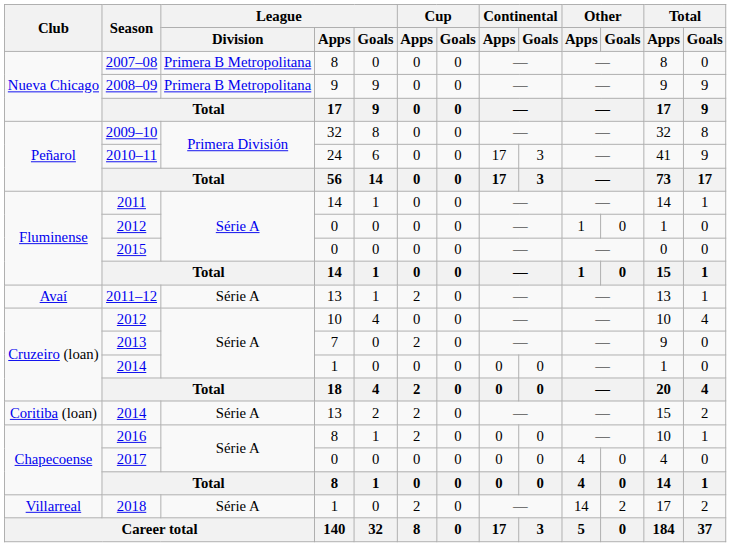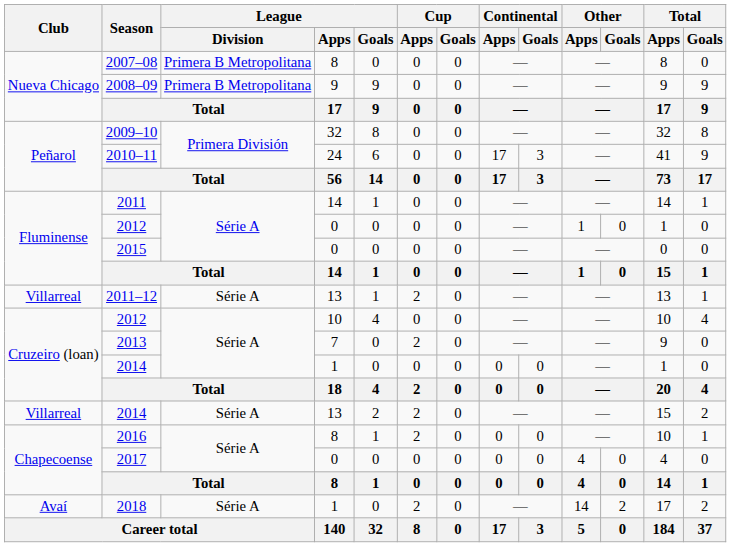(53, 296) Avaí -> (53, 296) Villarreal
(53, 413) Coritiba (loan) -> (53, 413) Villarreal
(53, 506) Villarreal -> (53, 506) Avaí
